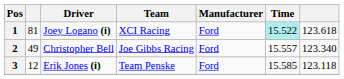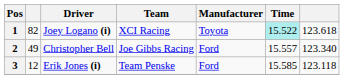(33, 31) 81 -> (33, 31) 82
(209, 31) Ford -> (213, 31) Toyota
